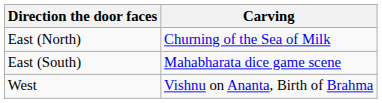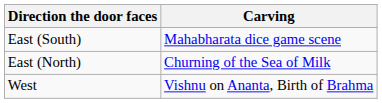rows swapped: (44, 39) <-> (44, 62)
